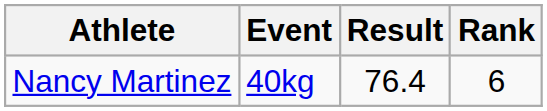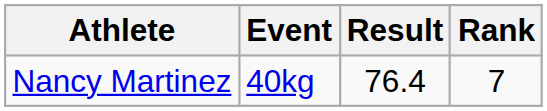(496, 80) 6 -> (496, 80) 7
